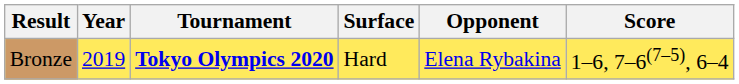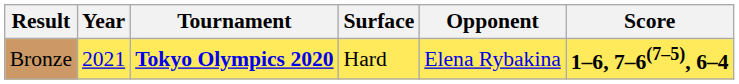(104, 58) 2019 -> (104, 58) 2021
(650, 58) normal -> (650, 58) bold
